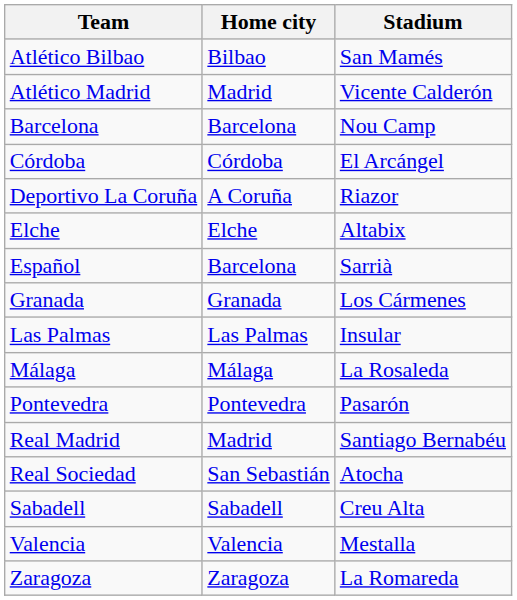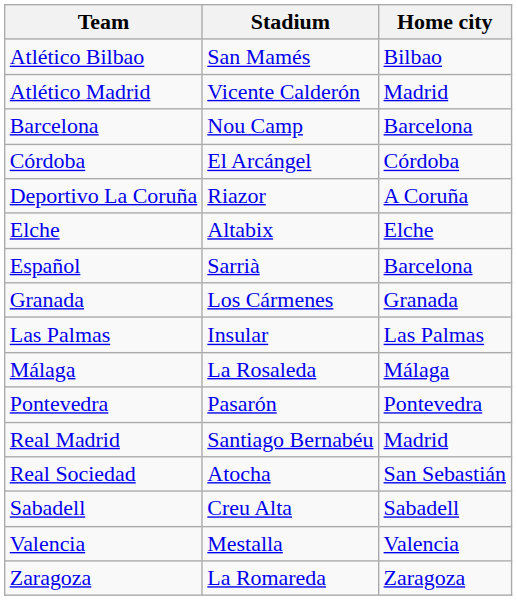columns swapped: (269, 21) <-> (423, 21)
